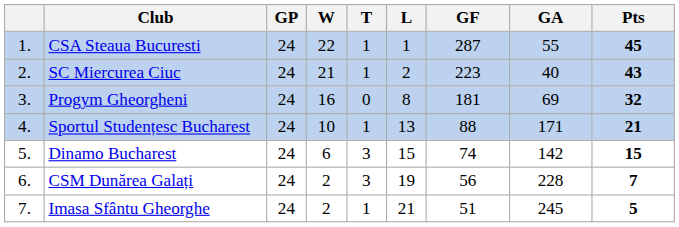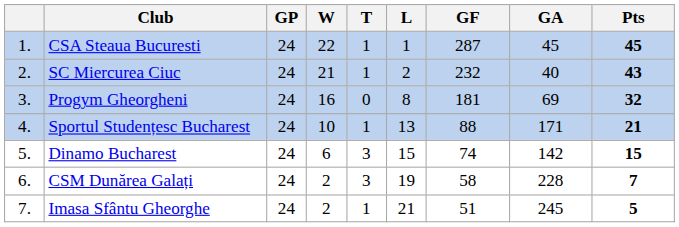(551, 45) 55 -> (551, 45) 45
(468, 72) 223 -> (468, 72) 232
(468, 180) 56 -> (468, 180) 58
